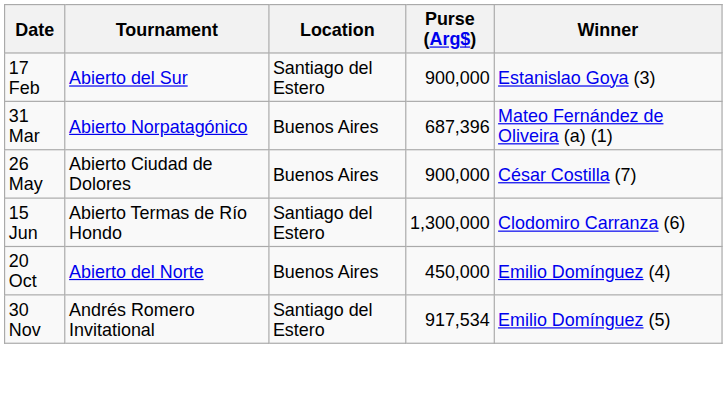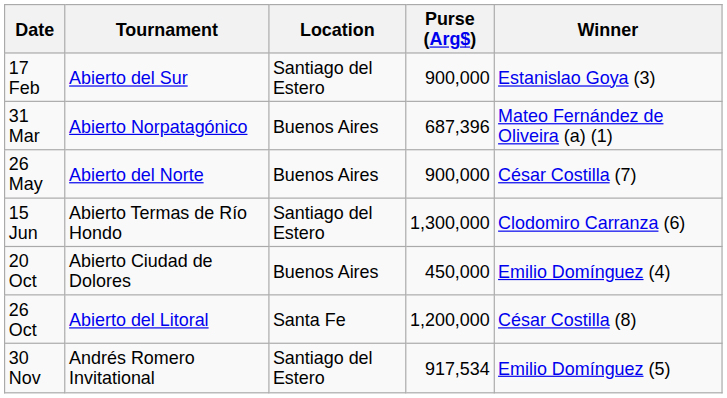(141, 174) Abierto Ciudad de Dolores -> (136, 174) Abierto del Norte
(136, 271) Abierto del Norte -> (141, 271) Abierto Ciudad de Dolores
+ row: (23, 320)
